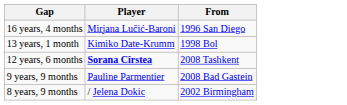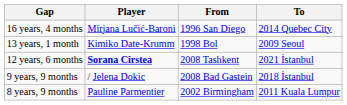+ column: (299, 12)
(126, 76) Pauline Parmentier -> (116, 76) / Jelena Dokic
(116, 92) / Jelena Dokic -> (126, 92) Pauline Parmentier
